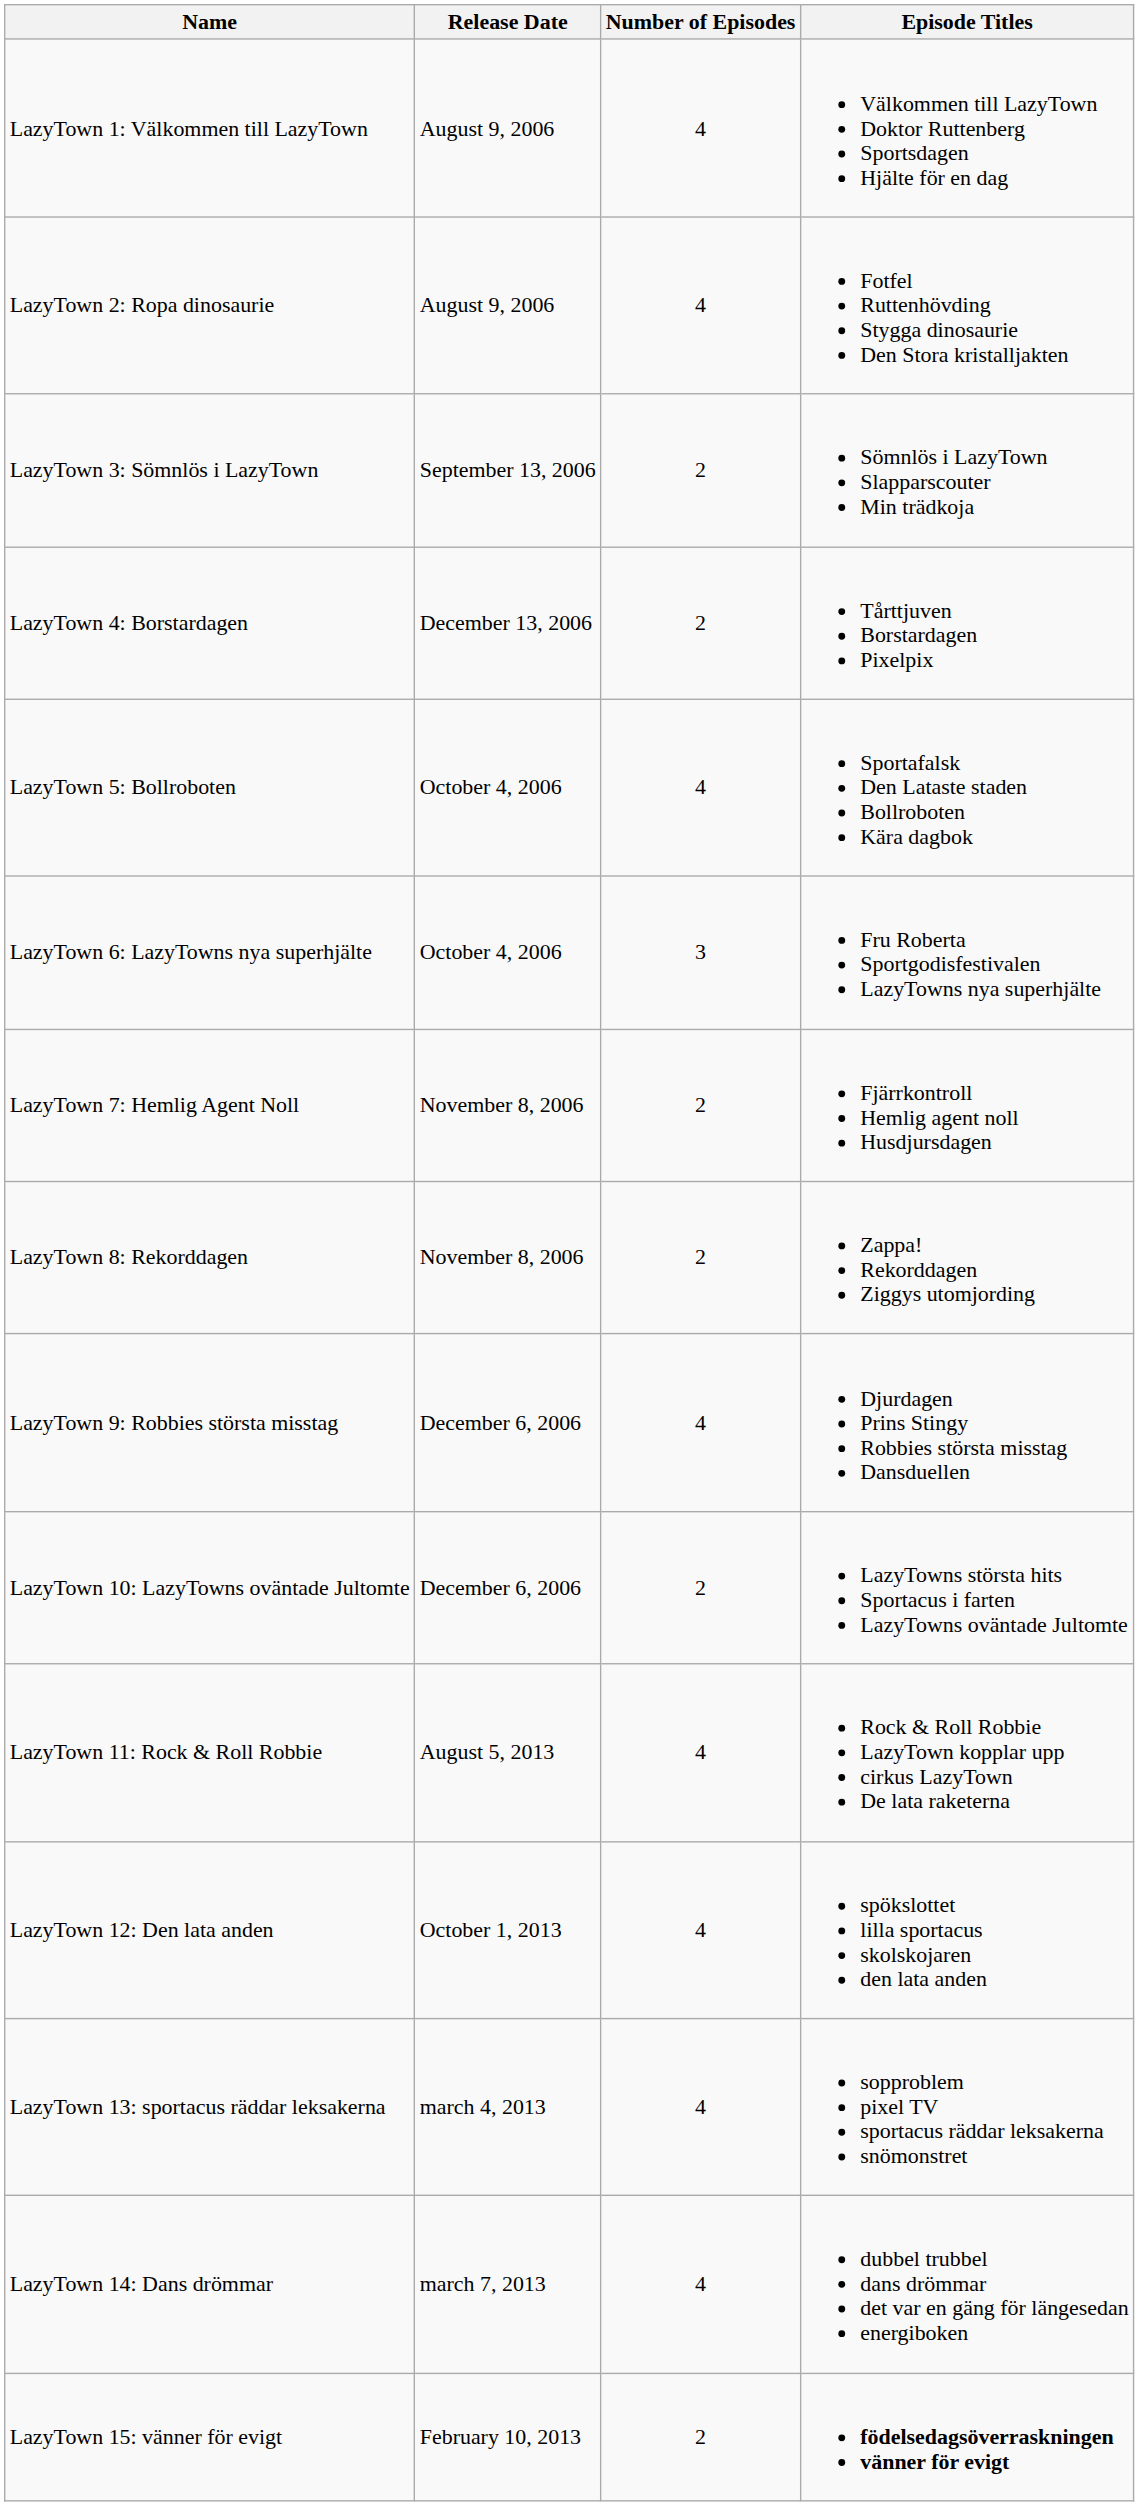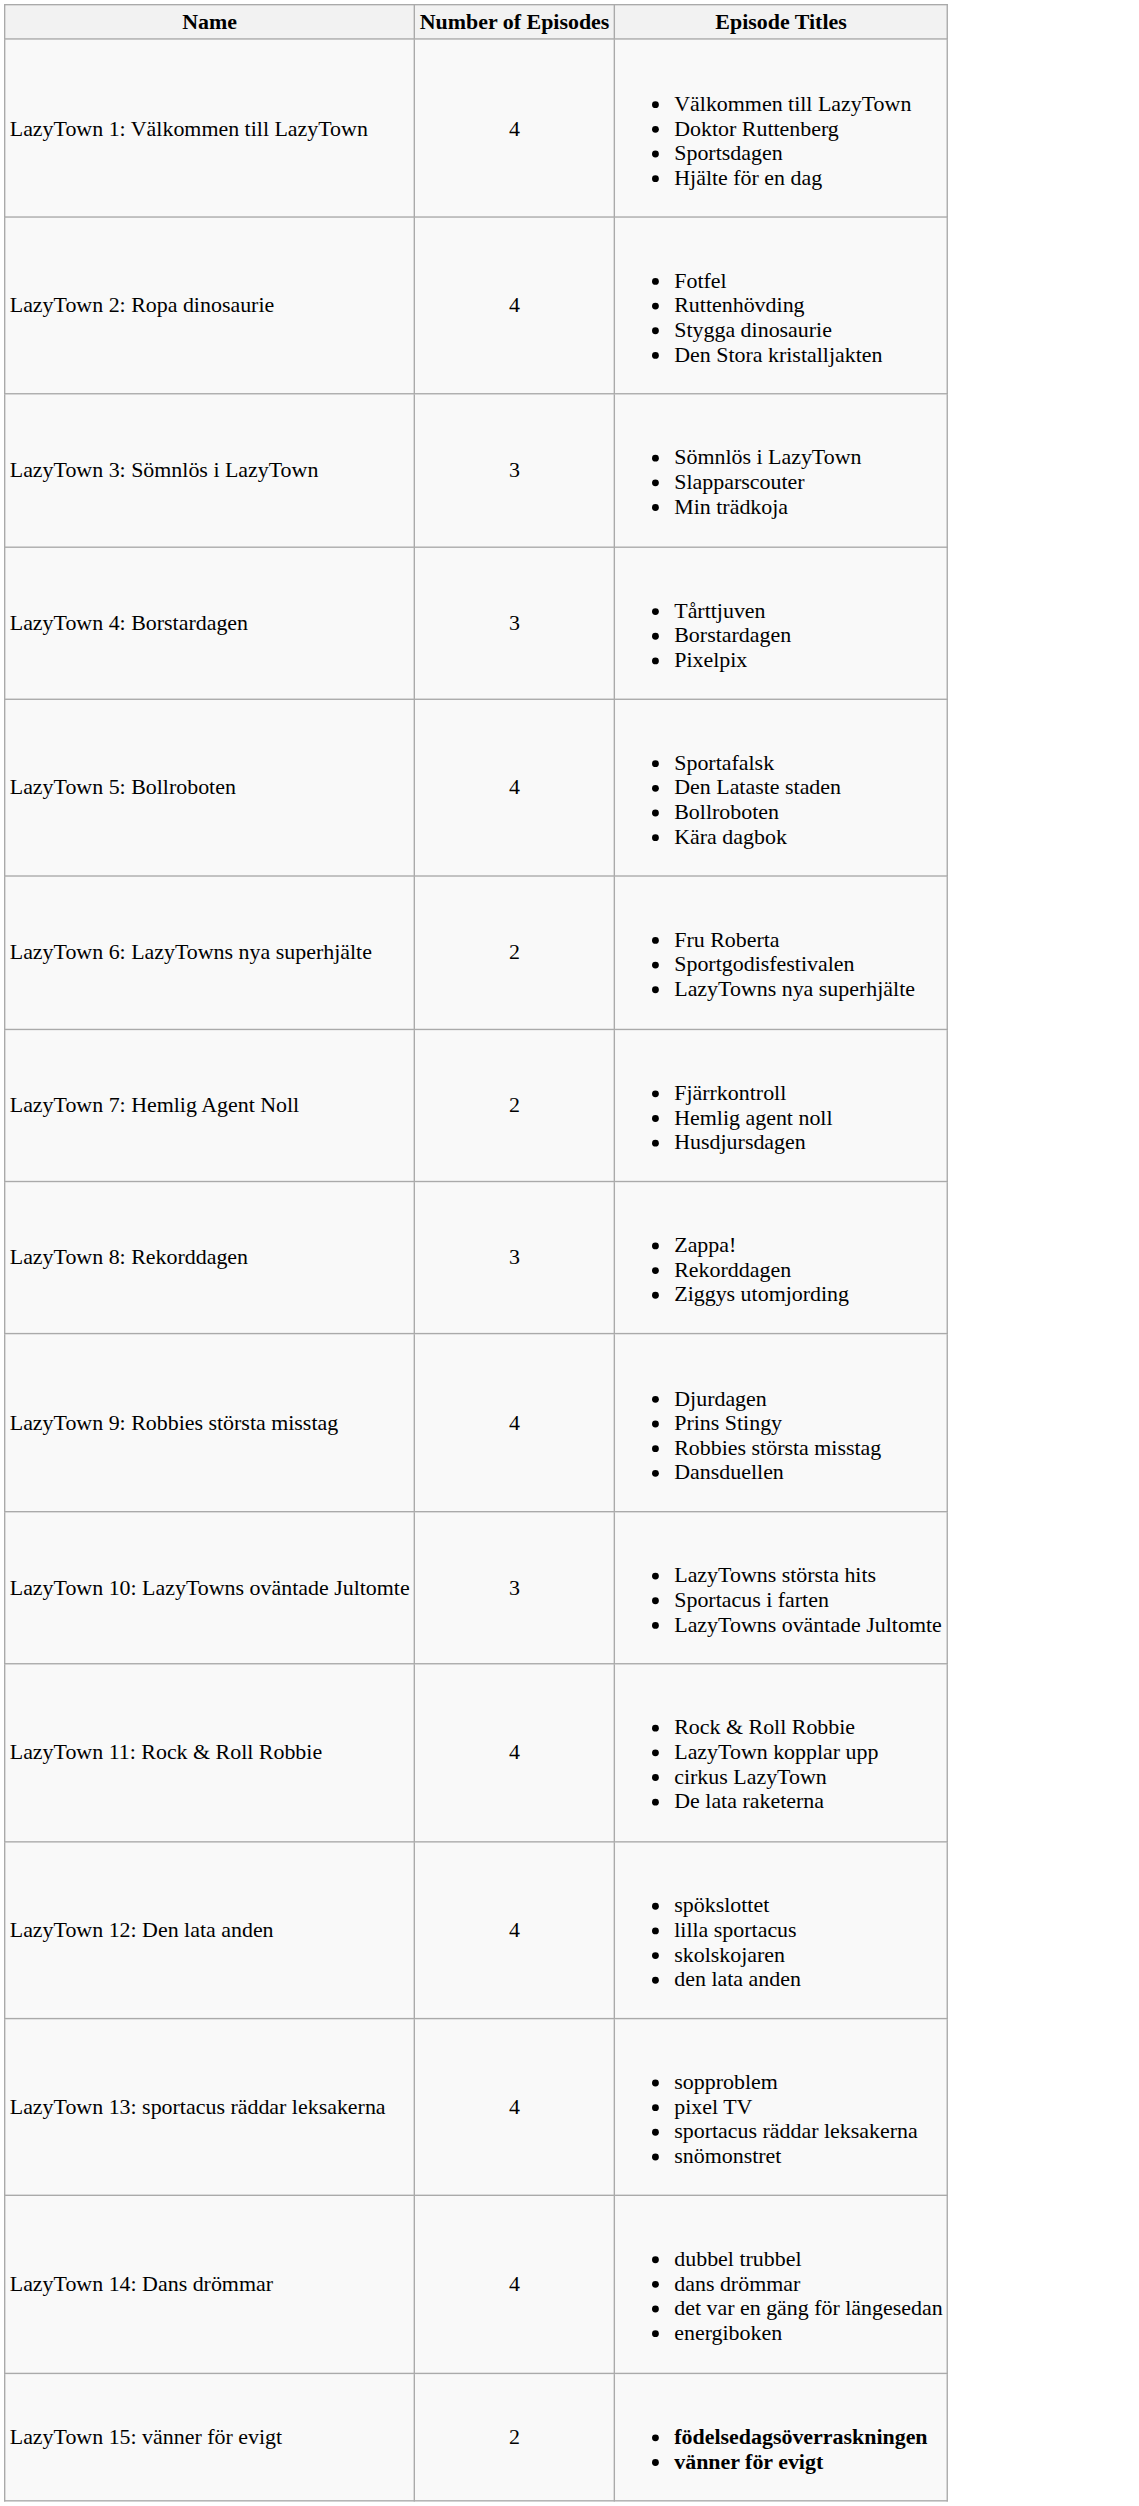- column: (508, 21)
(701, 470) 2 -> (515, 470) 3
(701, 622) 2 -> (515, 622) 3
(701, 952) 3 -> (515, 952) 2
(701, 1257) 2 -> (515, 1257) 3
(701, 1587) 2 -> (515, 1587) 3
